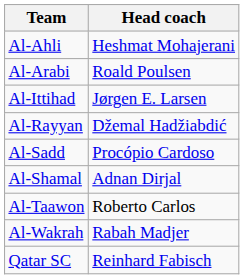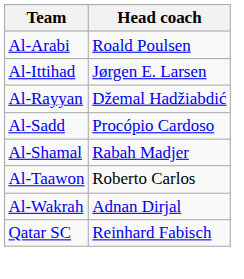- row: (35, 44)
(137, 179) Adnan Dirjal -> (141, 152) Rabah Madjer
(141, 233) Rabah Madjer -> (137, 206) Adnan Dirjal
